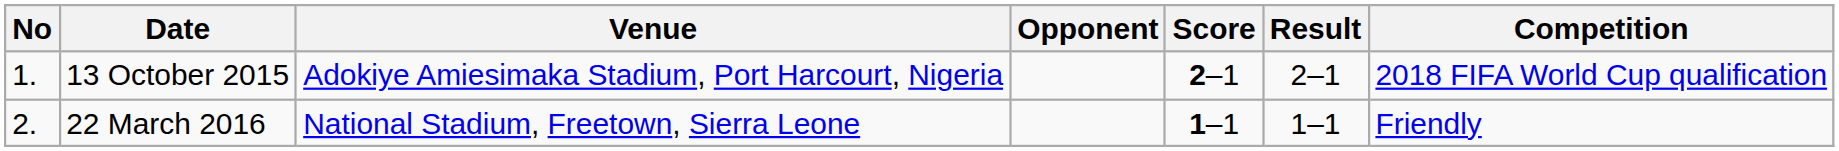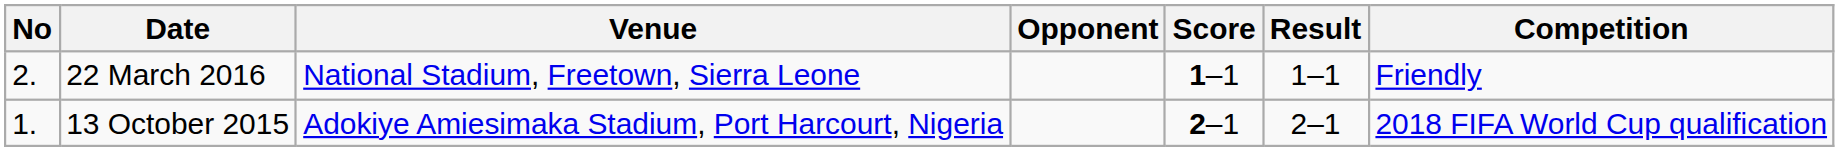rows swapped: (178, 75) <-> (166, 123)
